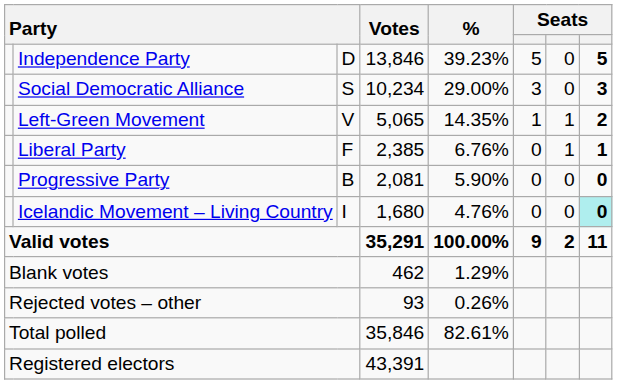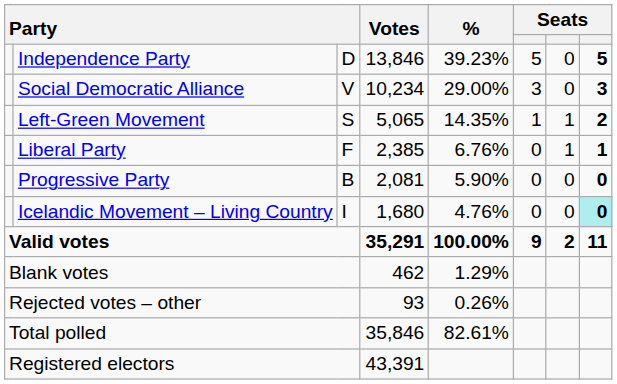(348, 89) S -> (348, 89) V
(348, 119) V -> (348, 119) S
